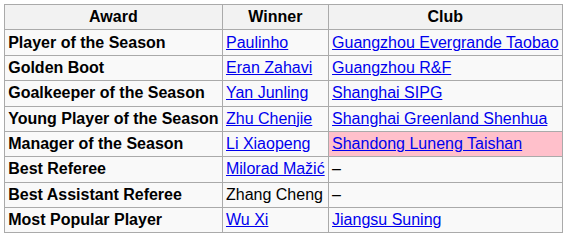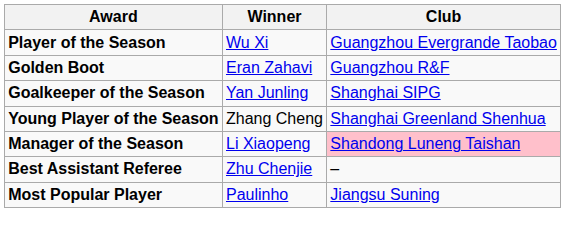(257, 42) Paulinho -> (247, 42) Wu Xi
(269, 118) Zhu Chenjie -> (274, 118) Zhang Cheng
- row: (57, 169)
(274, 194) Zhang Cheng -> (269, 169) Zhu Chenjie
(247, 220) Wu Xi -> (257, 194) Paulinho
